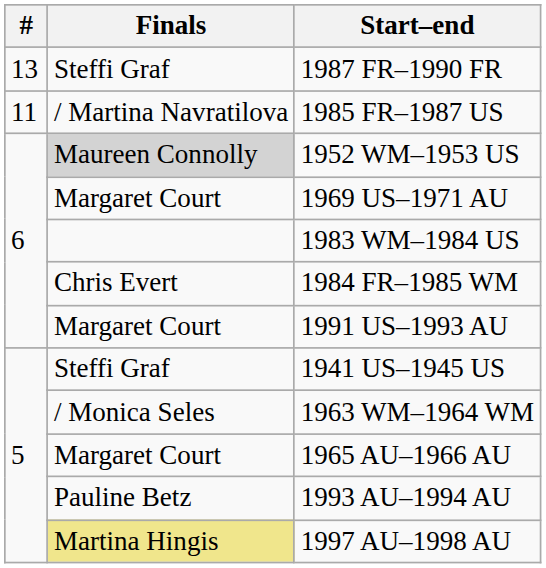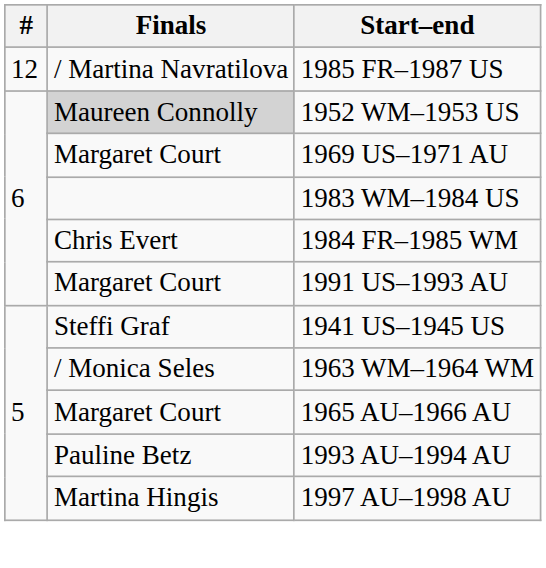- row: (401, 68)
(24, 111) 11 -> (25, 68) 12
(136, 540) khaki background -> (136, 497) no background
